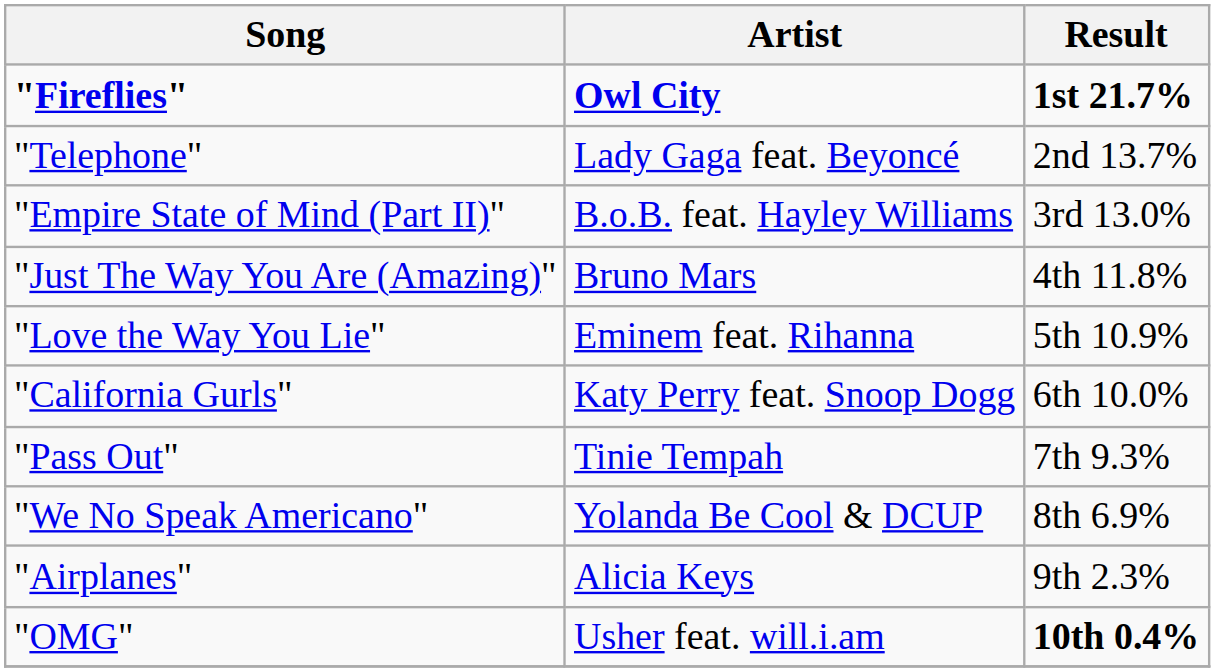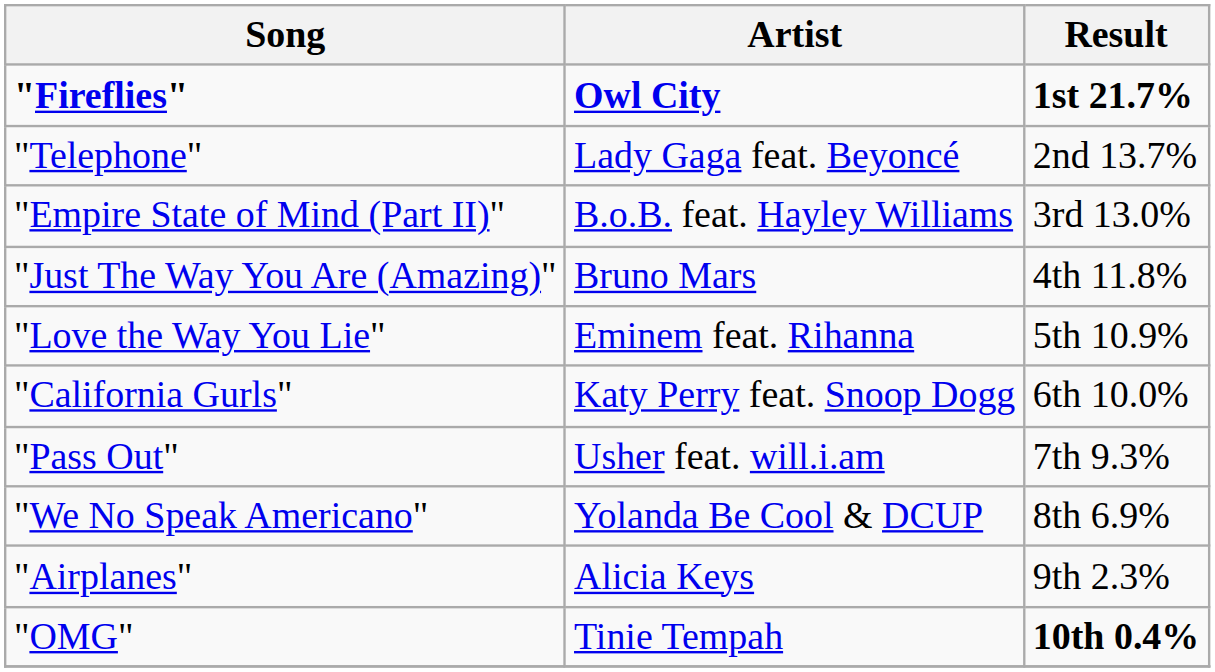(679, 455) Tinie Tempah -> (729, 455) Usher feat. will.i.am
(729, 635) Usher feat. will.i.am -> (679, 635) Tinie Tempah
